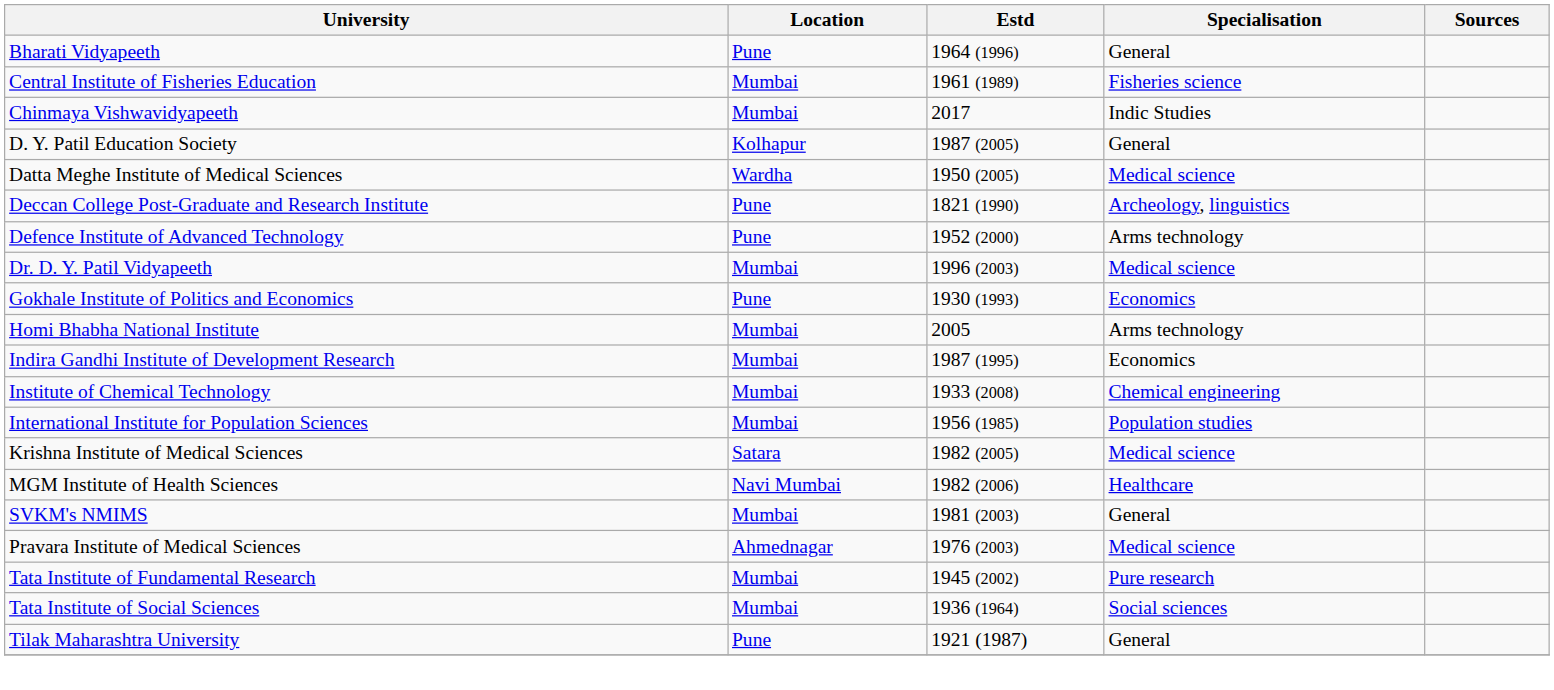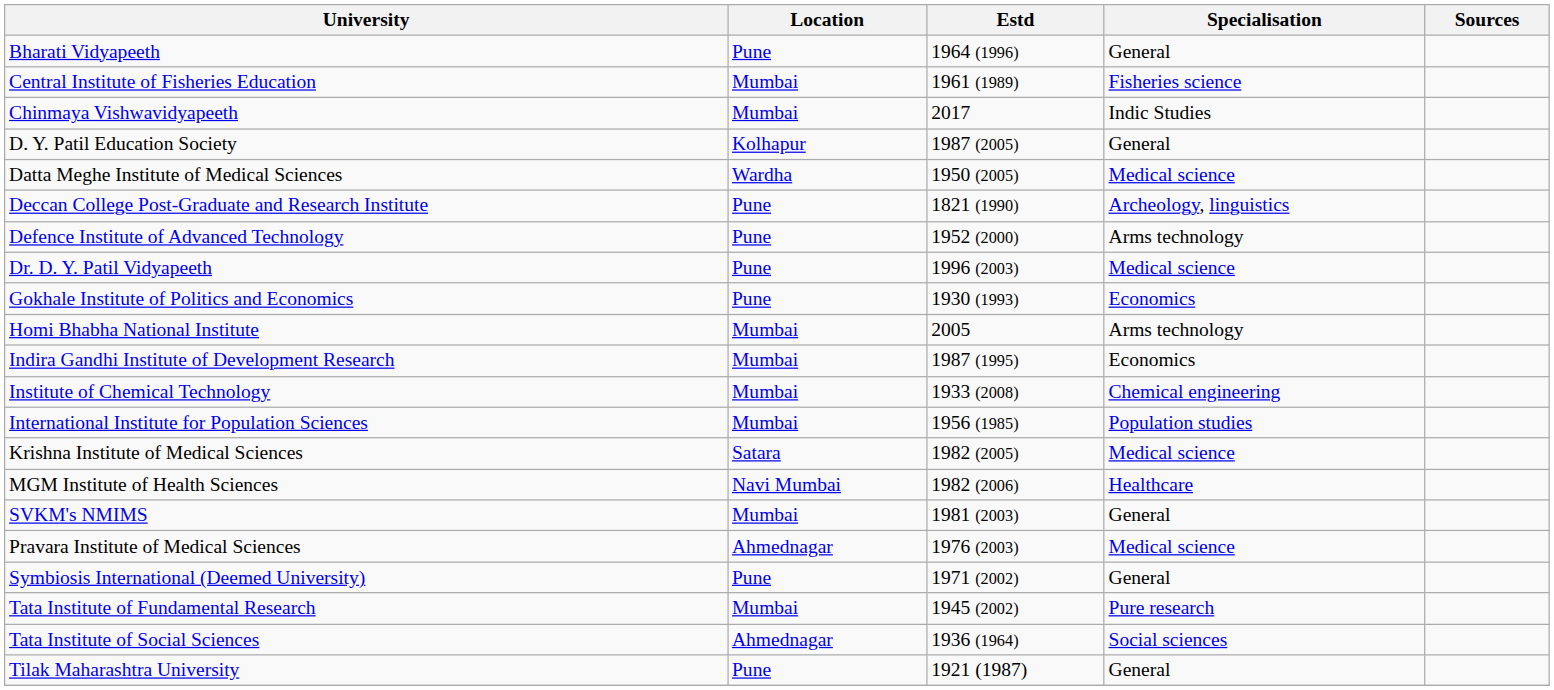(765, 267) Mumbai -> (752, 267) Pune
+ row: (187, 577)
(765, 608) Mumbai -> (782, 639) Ahmednagar
